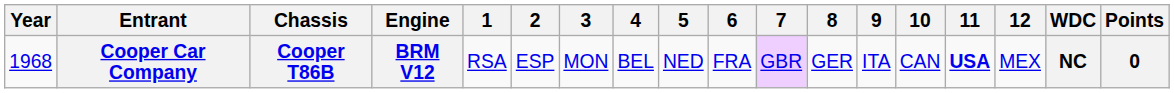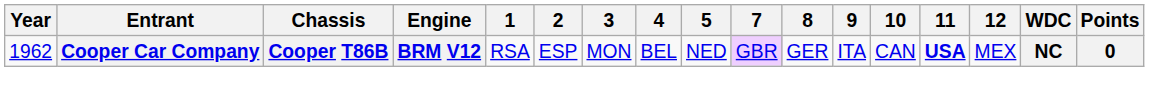- column: (732, 20)
(31, 62) 1968 -> (31, 51) 1962
